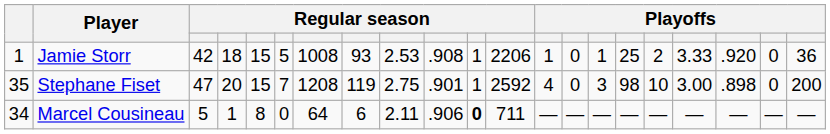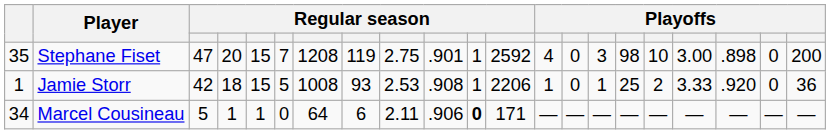rows swapped: (99, 85) <-> (84, 56)
(260, 114) 8 -> (260, 114) 1
(511, 114) 711 -> (511, 114) 171
